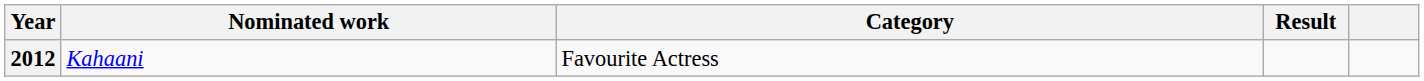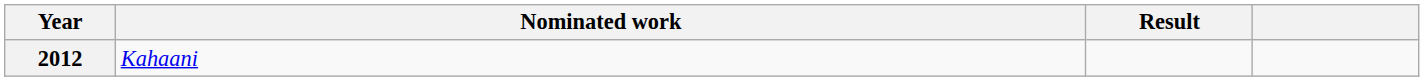- column: (910, 22)
